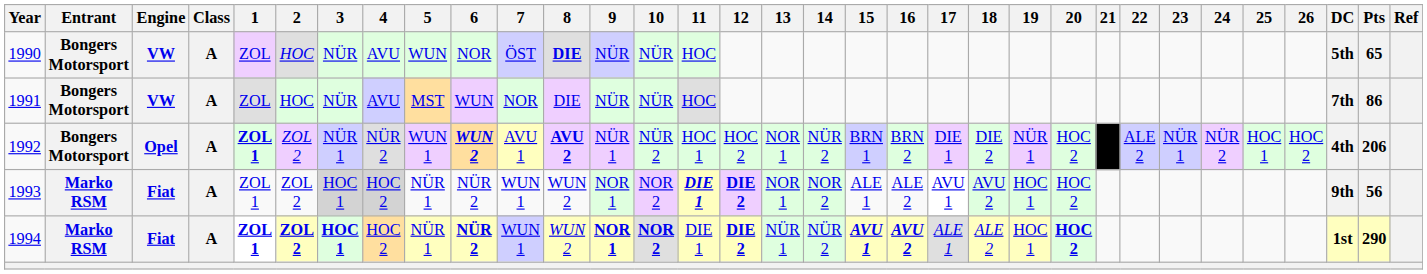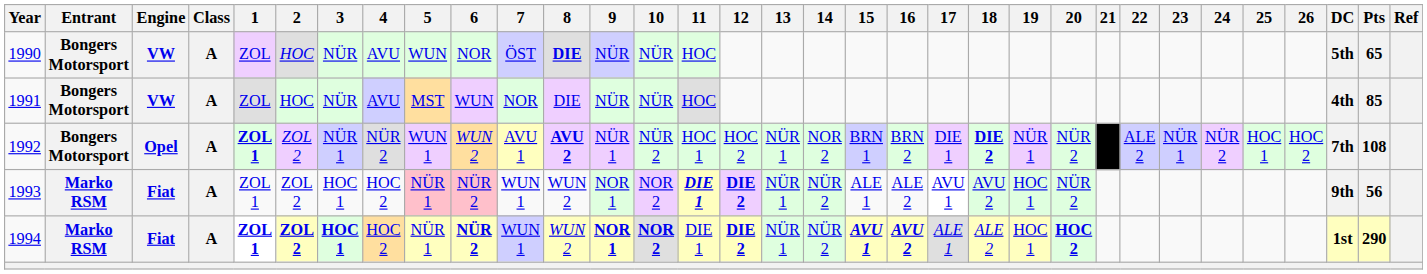(1343, 100) 7th -> (1343, 100) 4th
(1374, 100) 86 -> (1374, 100) 85
(474, 146) bold -> (474, 146) normal
(783, 146) NOR 1 -> (783, 146) NÜR 1
(825, 146) NÜR 2 -> (825, 146) NOR 2
(989, 146) normal -> (989, 146) bold
(1074, 146) HOC 2 -> (1074, 146) NÜR 2
(1343, 146) 4th -> (1343, 146) 7th
(1374, 146) 206 -> (1374, 146) 108
(340, 192) lightgrey background -> (340, 192) no background
(383, 192) lightgrey background -> (383, 192) no background
(428, 192) no background -> (428, 192) pink background
(474, 192) no background -> (474, 192) pink background
(783, 192) NOR 1 -> (783, 192) NÜR 1
(825, 192) NOR 2 -> (825, 192) NÜR 2
(1074, 192) HOC 2 -> (1074, 192) NÜR 2
